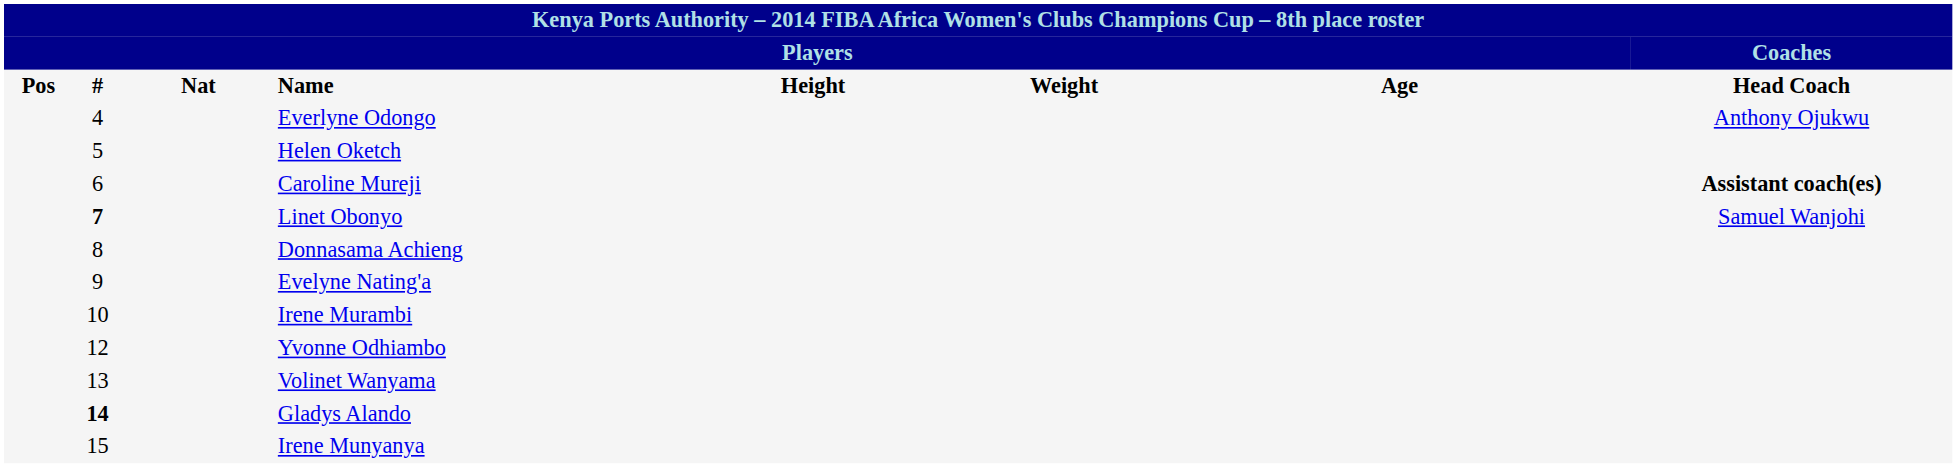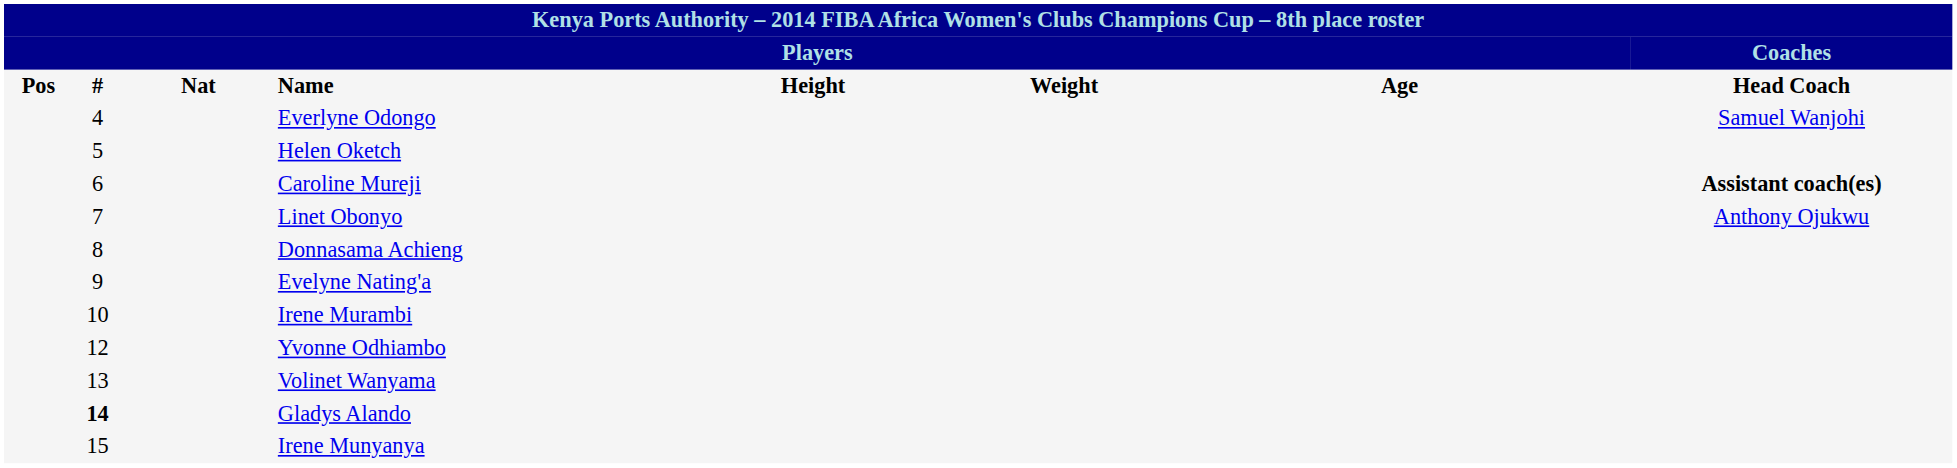(1792, 118) Anthony Ojukwu -> (1792, 118) Samuel Wanjohi
(98, 216) bold -> (98, 216) normal
(1792, 216) Samuel Wanjohi -> (1792, 216) Anthony Ojukwu
